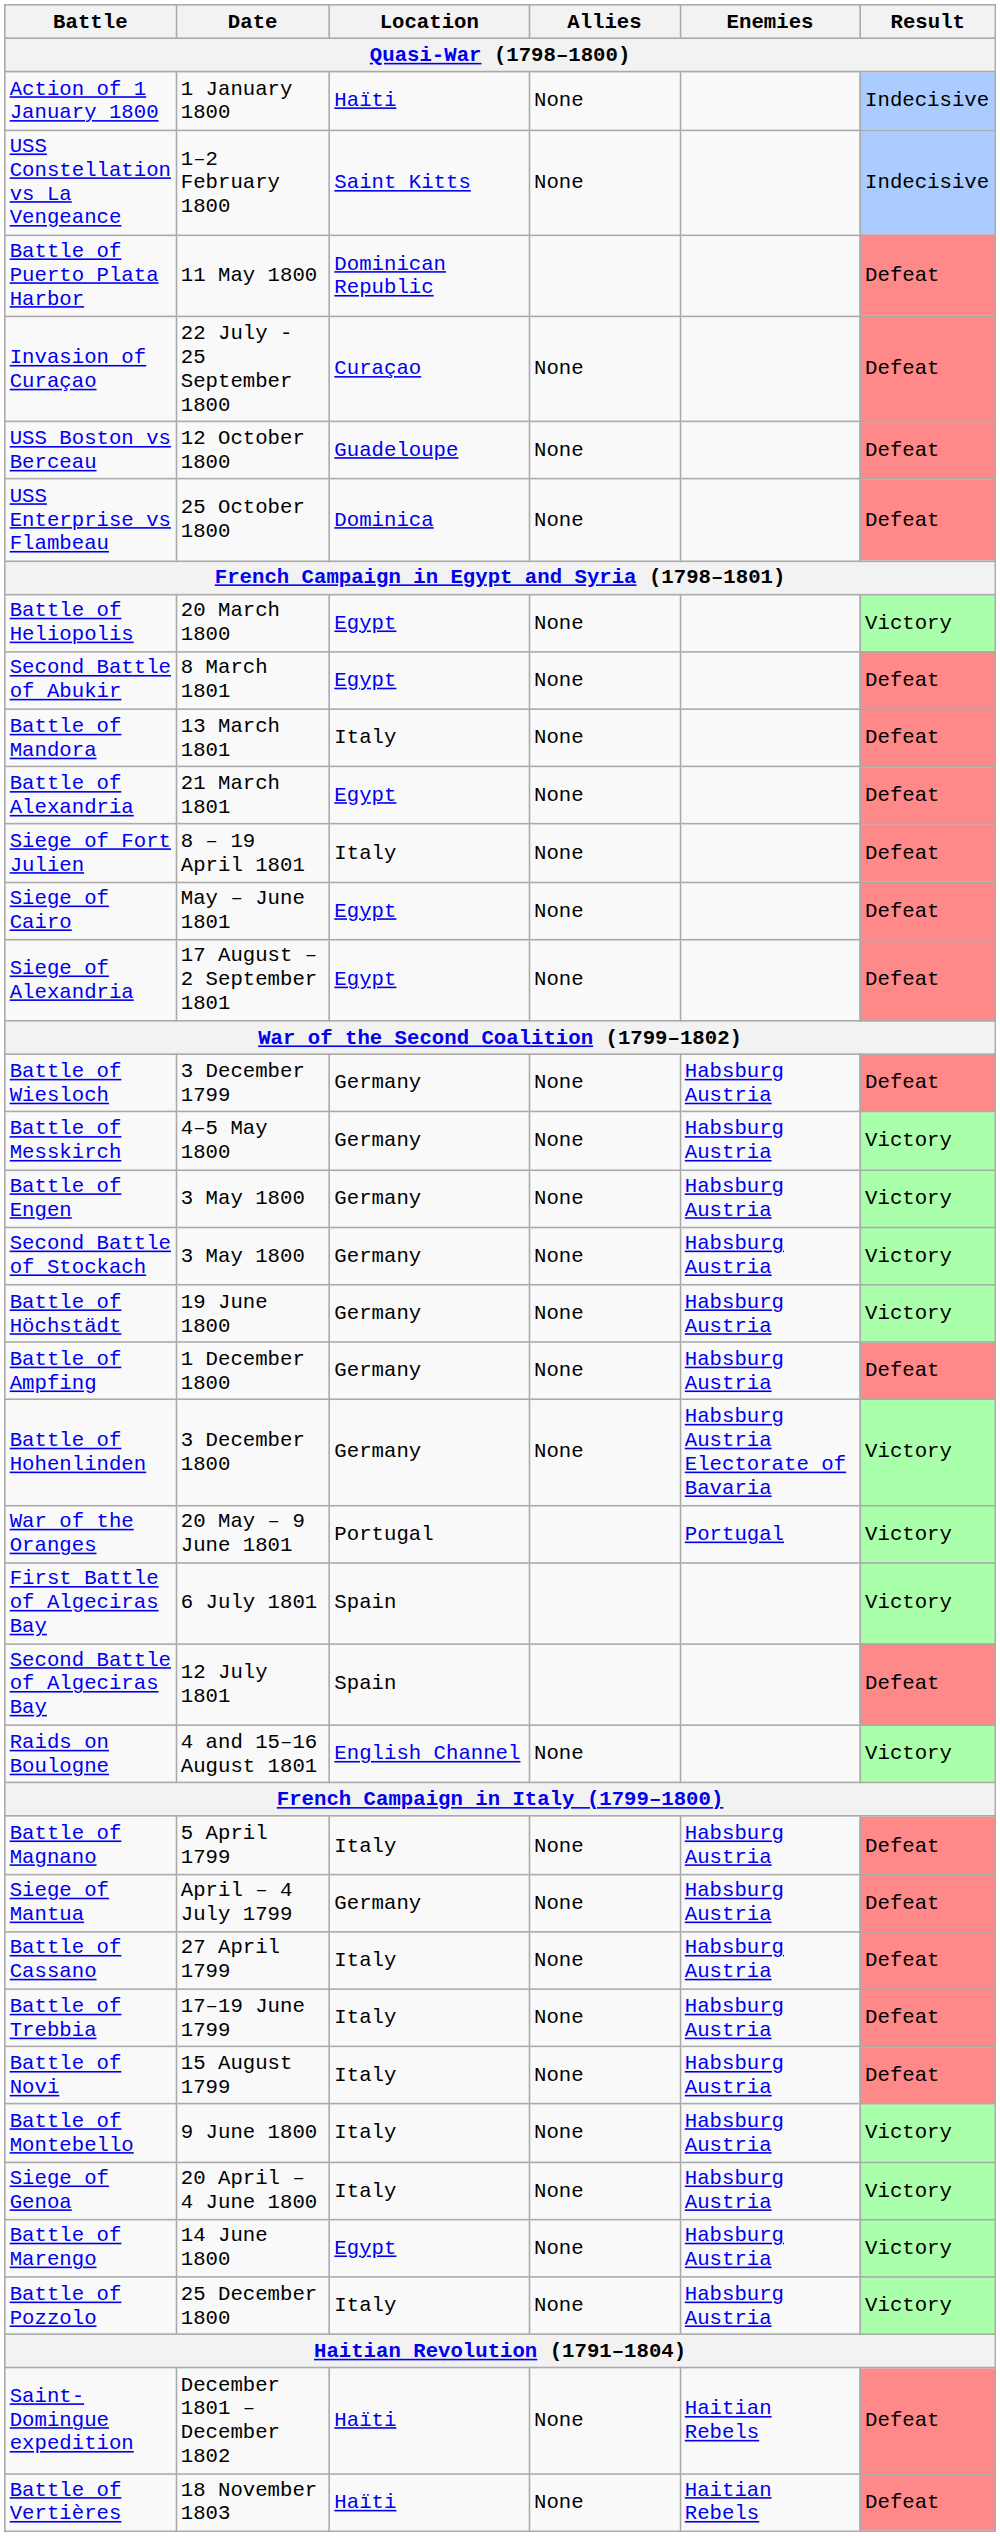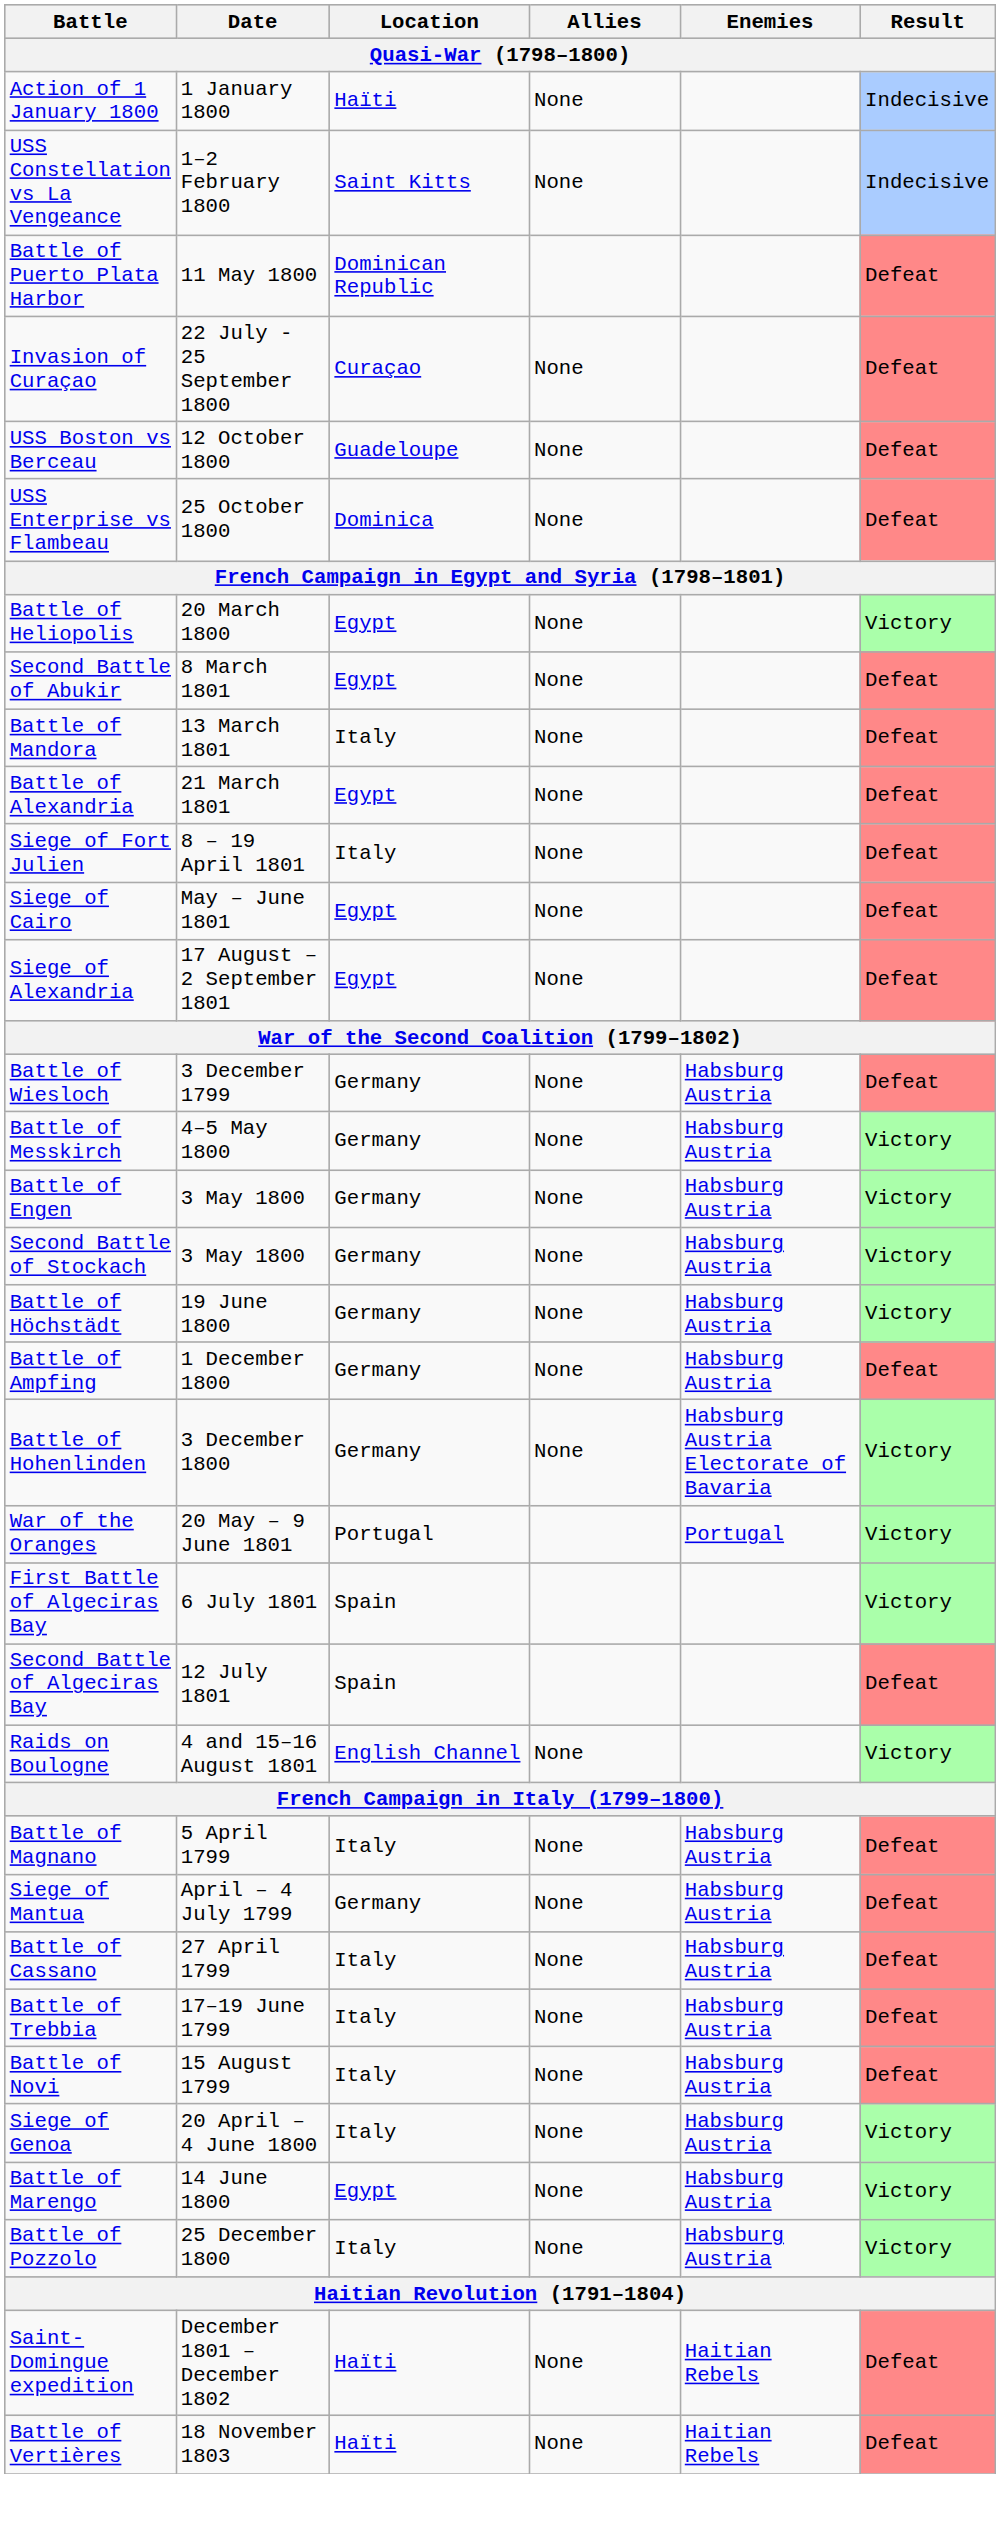- row: (72, 2133)
